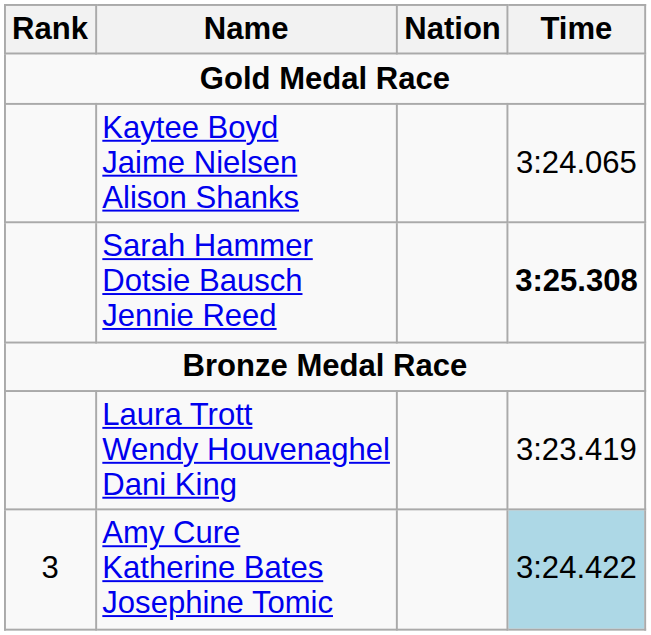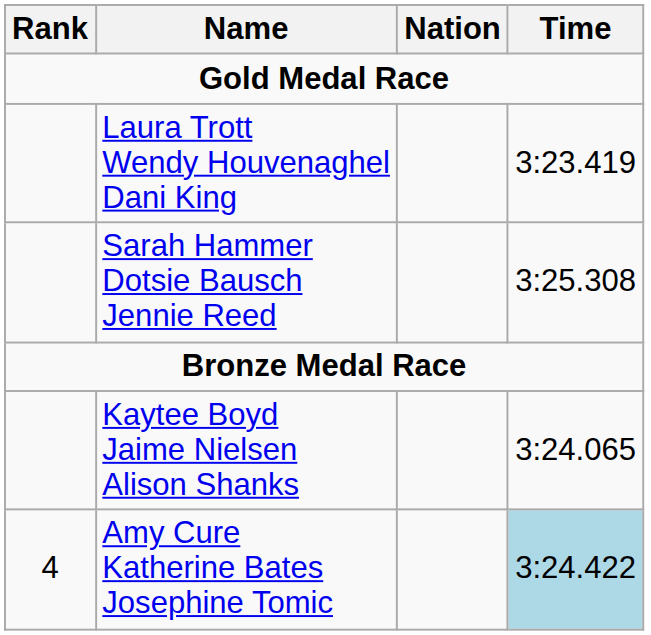rows swapped: (246, 449) <-> (201, 162)
(576, 281) bold -> (576, 281) normal
(50, 568) 3 -> (50, 568) 4
